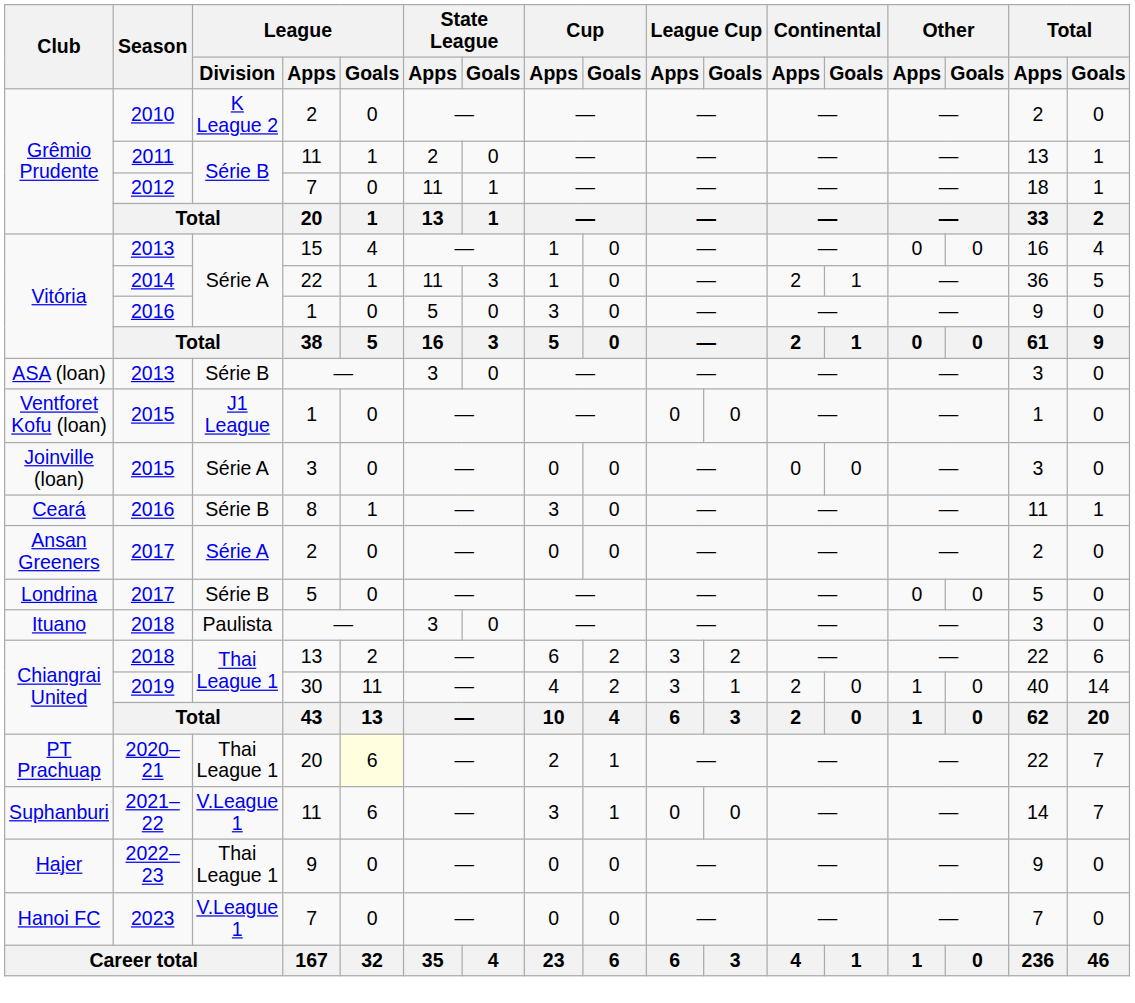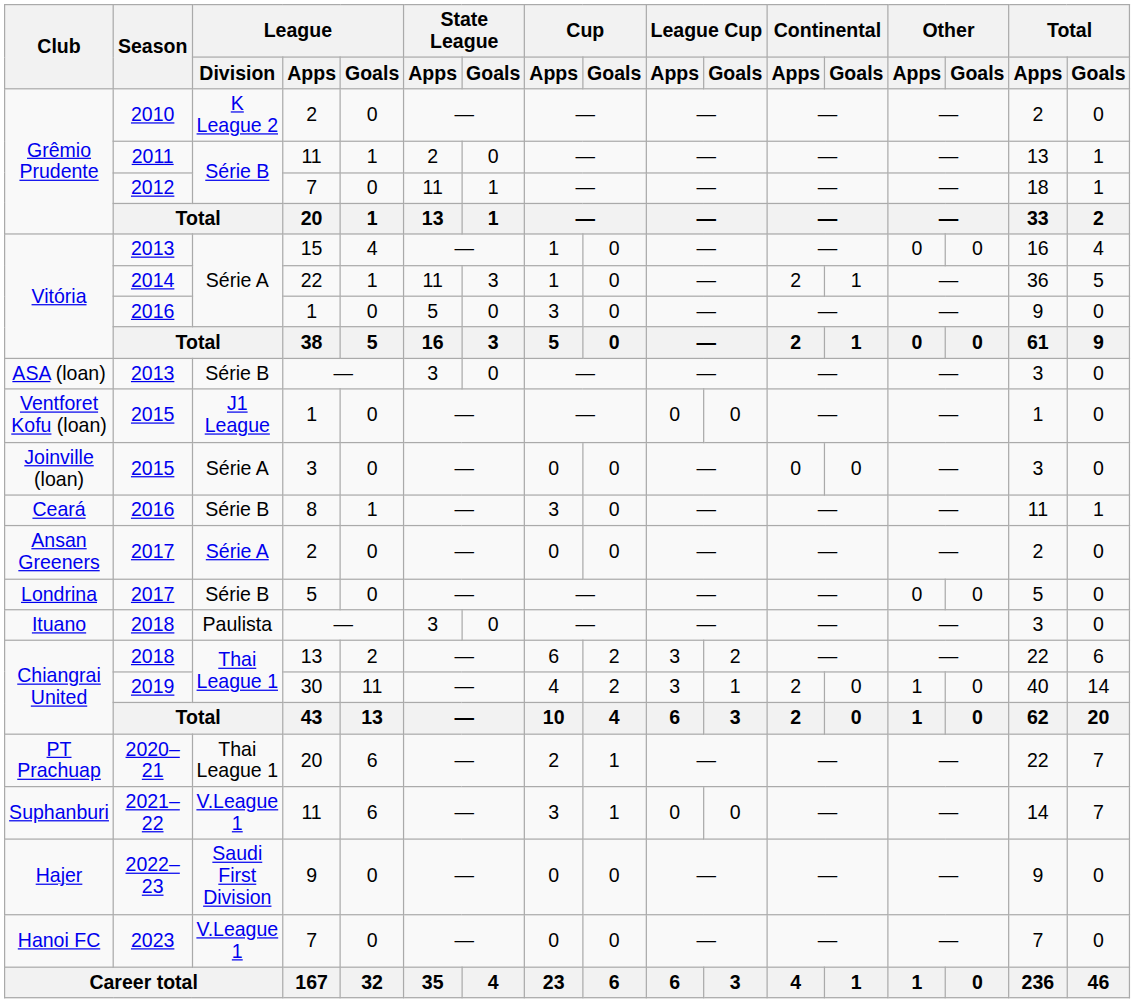(372, 759) lightyellow background -> (372, 759) no background
(237, 865) Thai League 1 -> (237, 876) Saudi First Division
